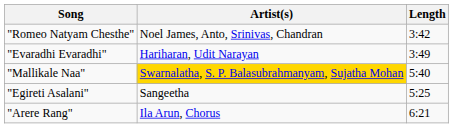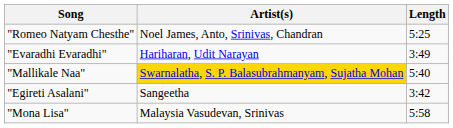(420, 34) 3:42 -> (420, 34) 5:25
(420, 93) 5:25 -> (420, 93) 3:42
- row: (40, 113)
+ row: (38, 113)
